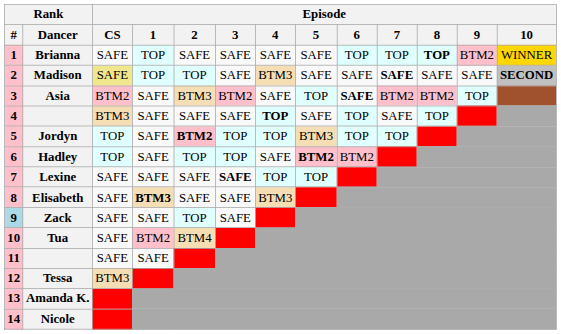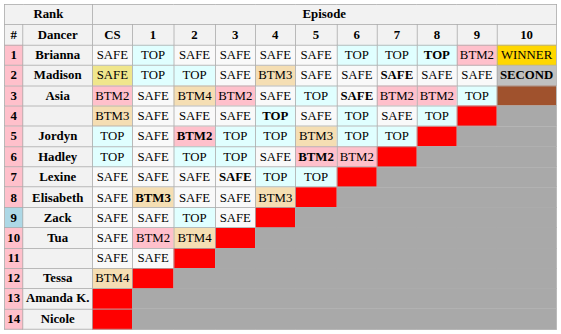(195, 95) BTM3 -> (195, 95) BTM4
(112, 278) BTM3 -> (112, 278) BTM4
